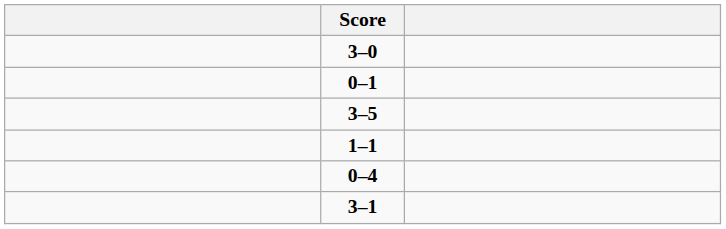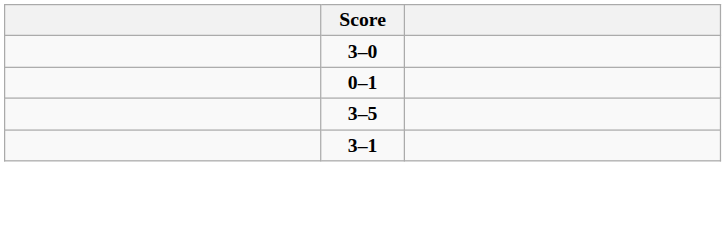- row: (363, 144)
- row: (363, 176)
